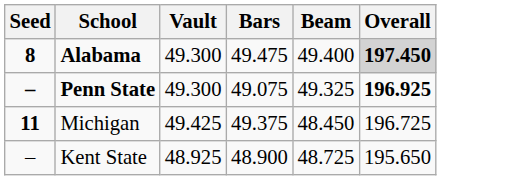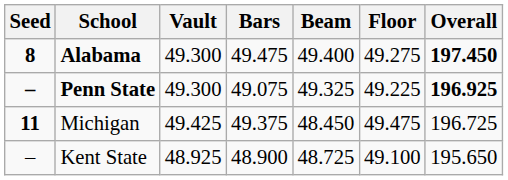+ column: (392, 21)
(397, 55) lightgrey background -> (464, 55) no background
